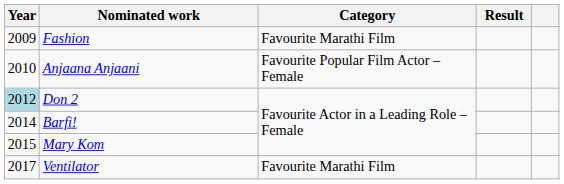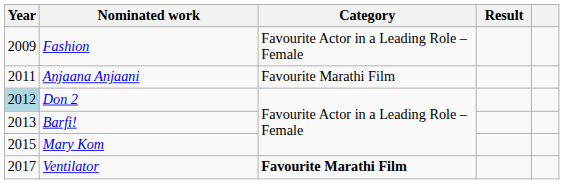(328, 38) Favourite Marathi Film -> (364, 46) Favourite Actor in a Leading Role – Female
(22, 68) 2010 -> (22, 76) 2011
(351, 68) Favourite Popular Film Actor – Female -> (328, 76) Favourite Marathi Film
(22, 122) 2014 -> (22, 122) 2013
(328, 167) normal -> (334, 167) bold
